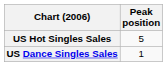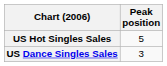(141, 54) 1 -> (141, 54) 3
